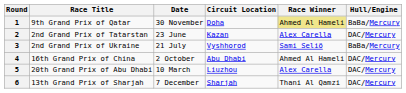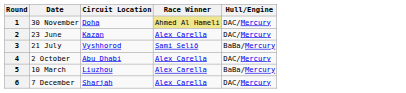- column: (92, 10)
(374, 22) BaBa/Mercury -> (247, 22) DAC/Mercury
(312, 58) Ahmed Al Hameli -> (181, 58) Alex Carella
(372, 70) DAC/Mercury -> (249, 70) BaBa/Mercury
(310, 82) Thani Al Qamzi -> (181, 82) Alex Carella
